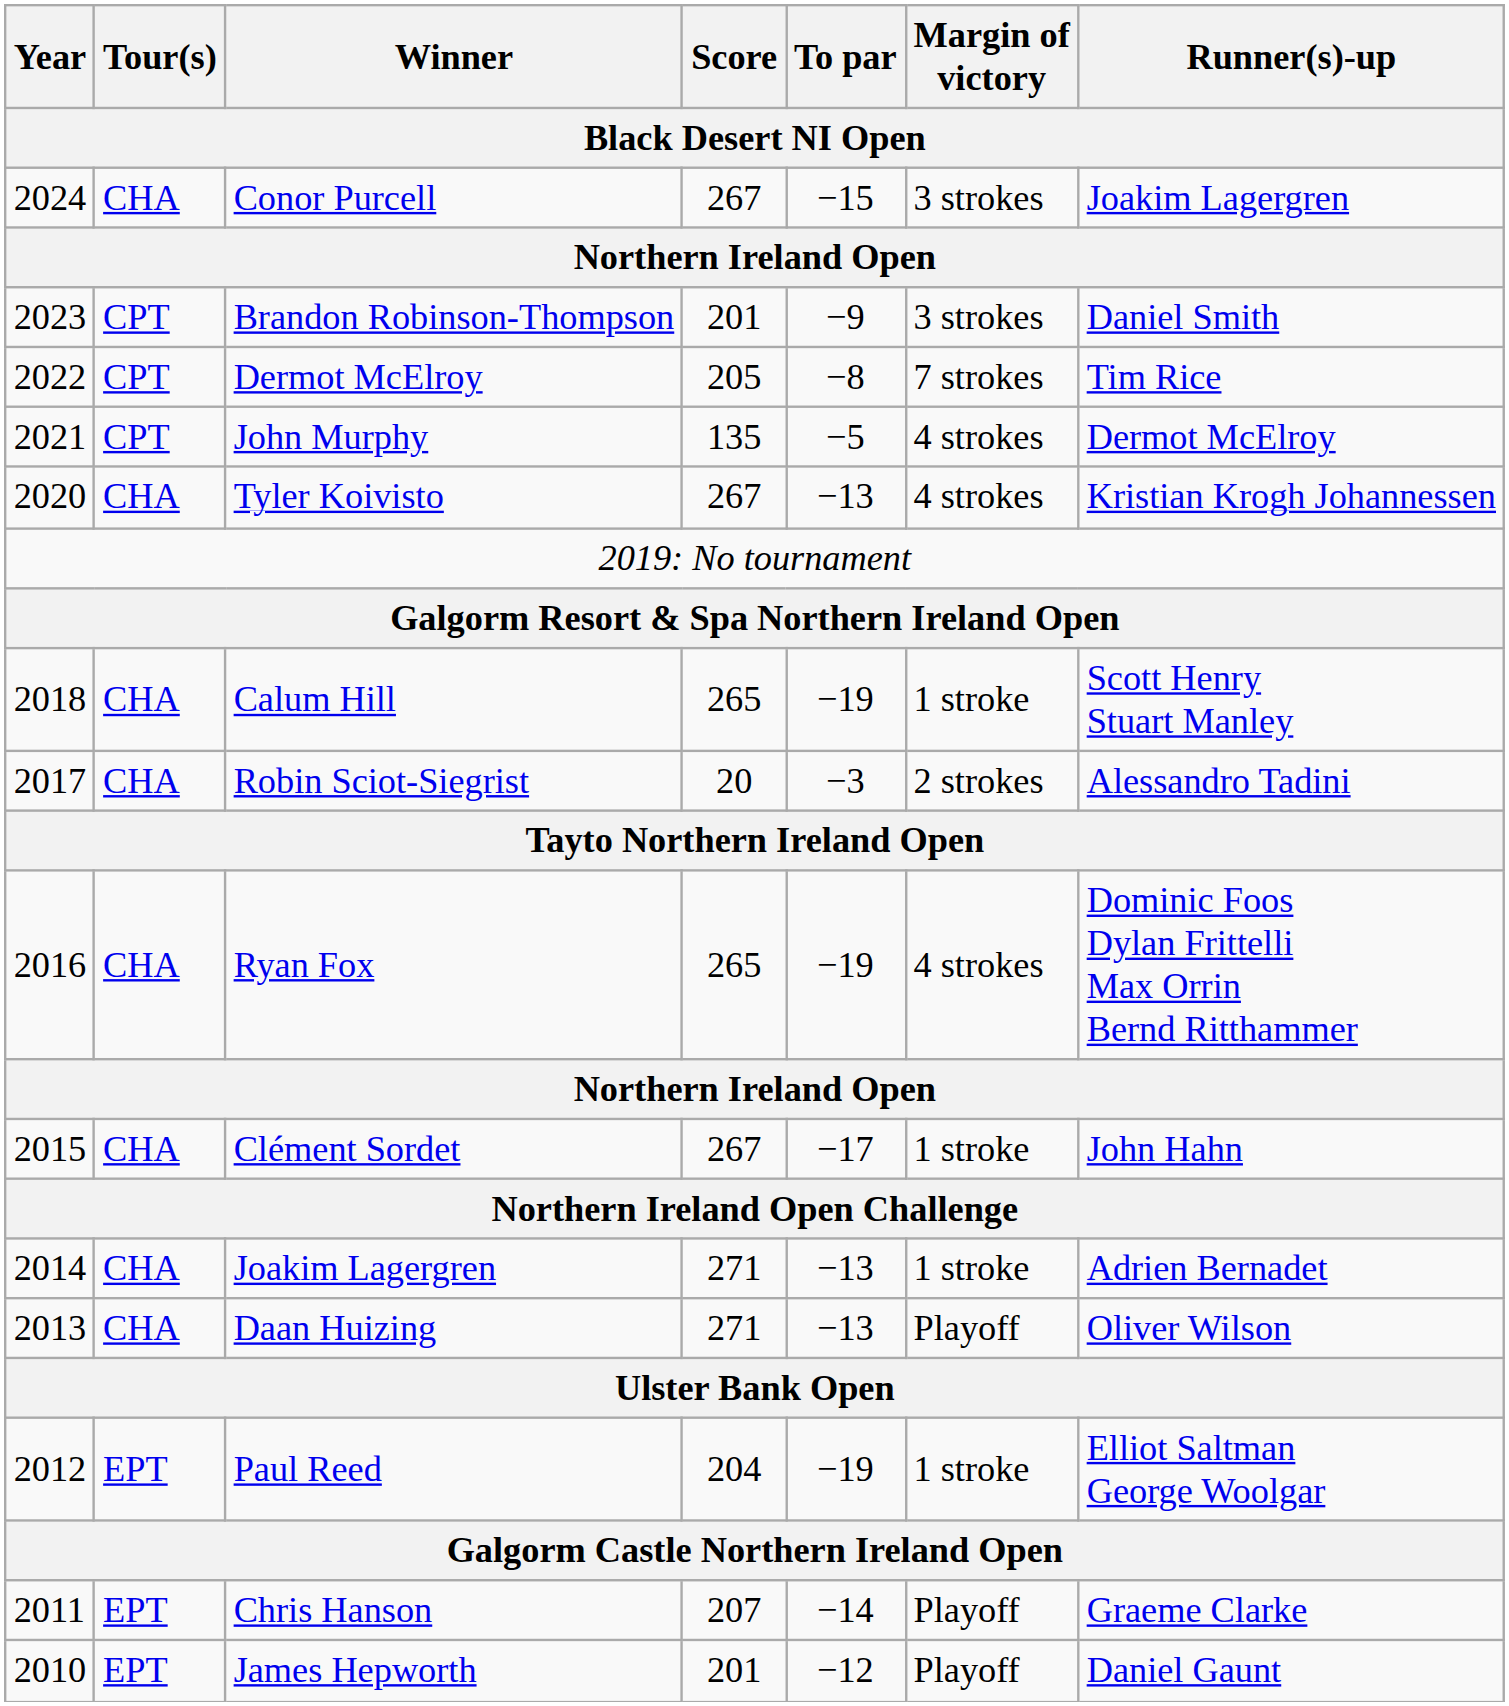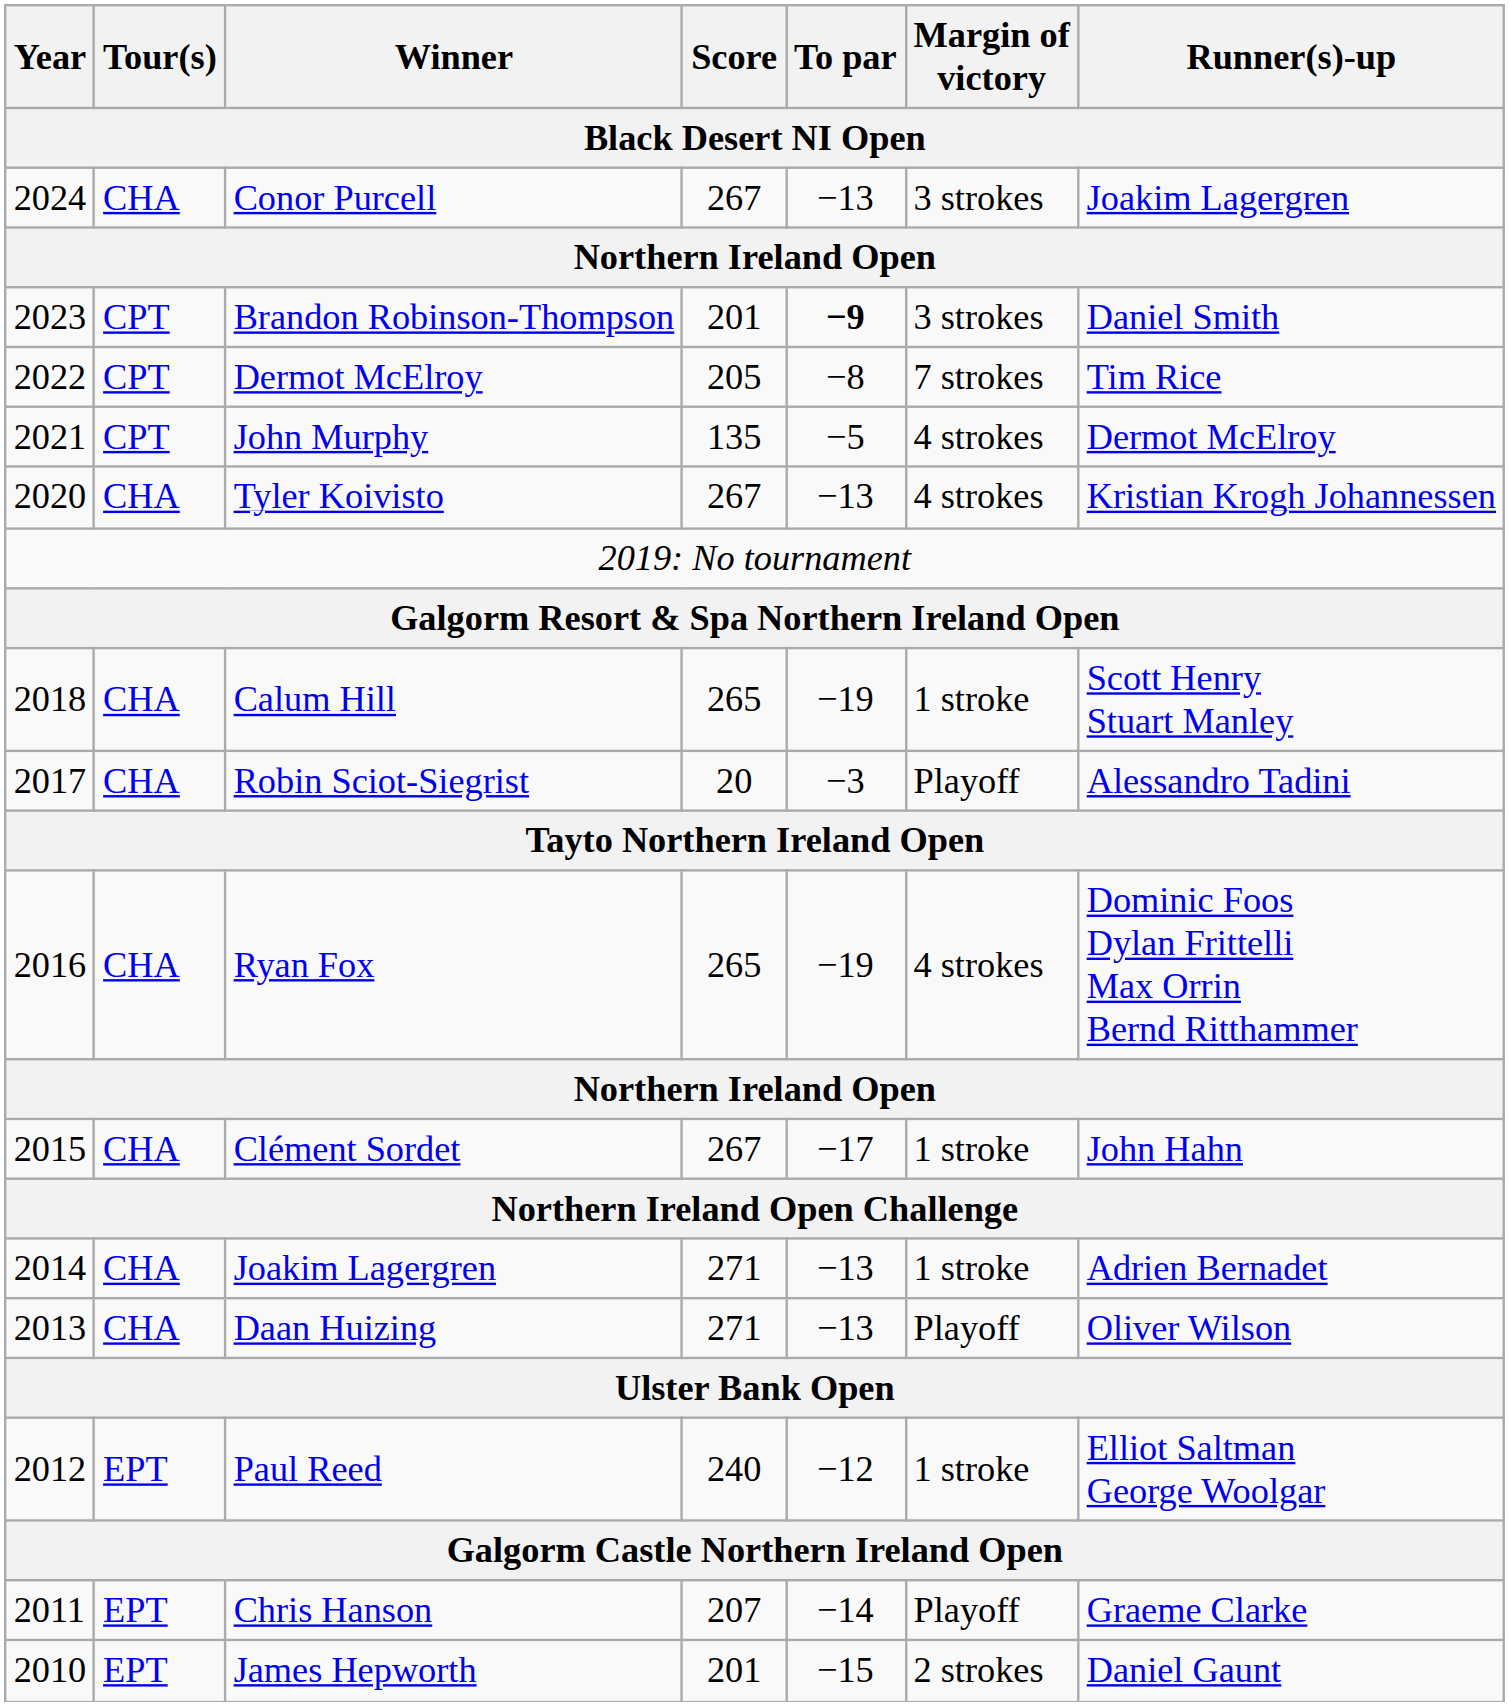(845, 197) −15 -> (845, 197) −13
(845, 317) normal -> (845, 317) bold
(979, 779) 2 strokes -> (967, 779) Playoff
(734, 1469) 204 -> (734, 1469) 240
(845, 1469) −19 -> (845, 1469) −12
(845, 1670) −12 -> (845, 1670) −15
(967, 1670) Playoff -> (979, 1670) 2 strokes
